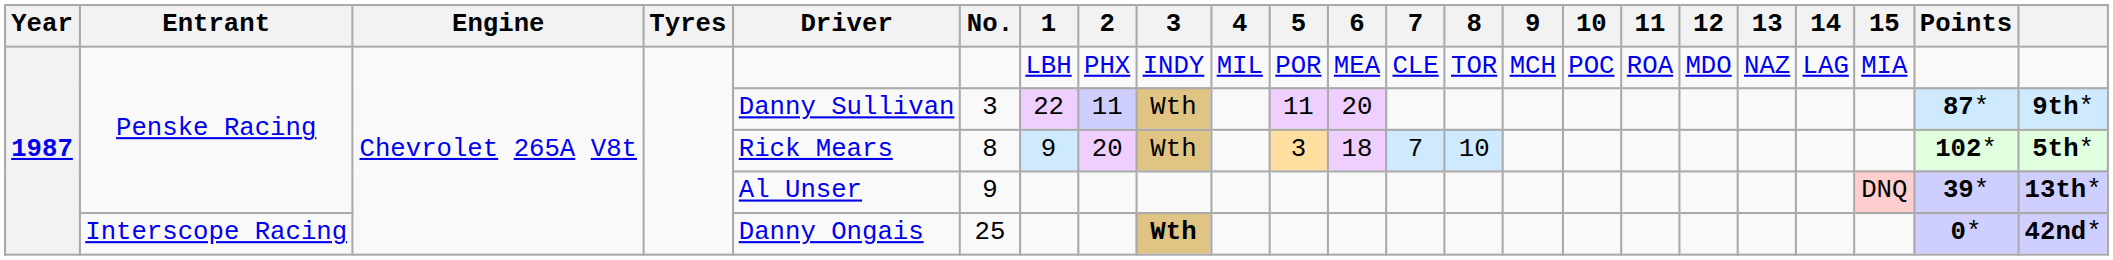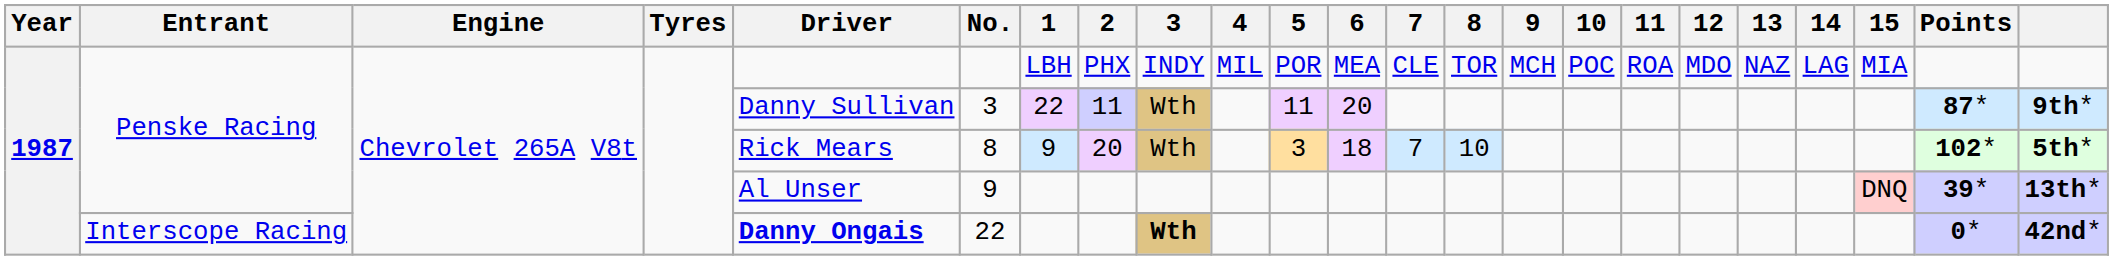(831, 233) normal -> (831, 233) bold
(990, 233) 25 -> (990, 233) 22
